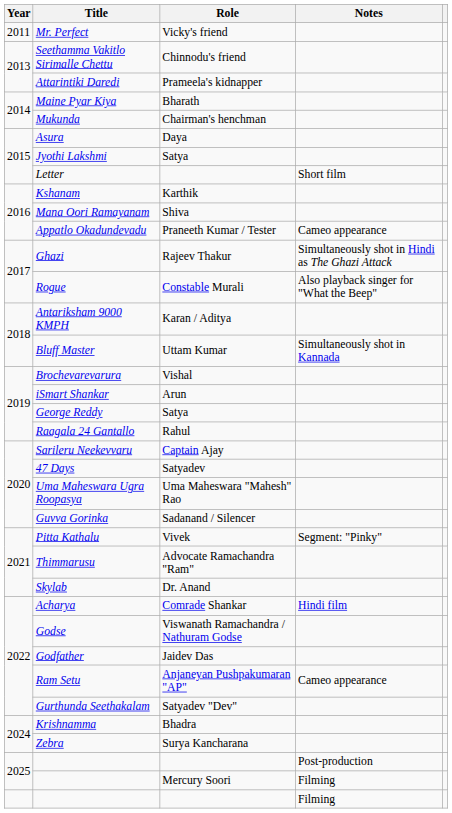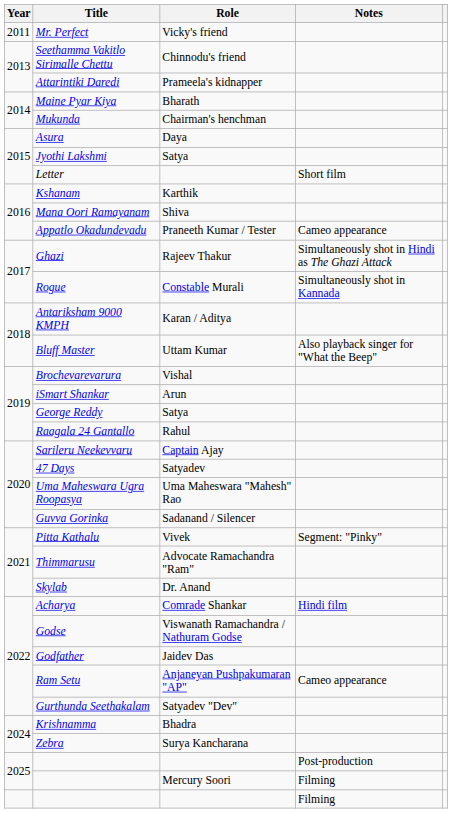(356, 287) Also playback singer for "What the Beep" -> (352, 287) Simultaneously shot in Kannada
(352, 350) Simultaneously shot in Kannada -> (356, 350) Also playback singer for "What the Beep"
